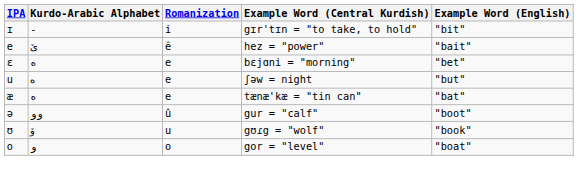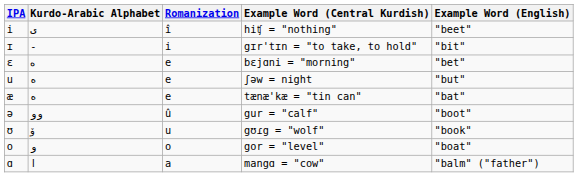+ row: (290, 30)
- row: (284, 46)
(33, 63) ه -> (33, 63) ە
(33, 80) ە -> (33, 80) ه
+ row: (284, 163)
